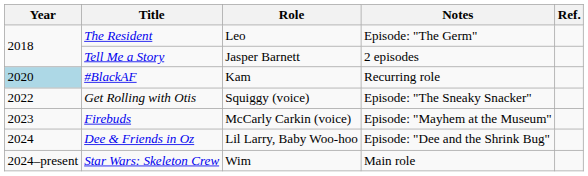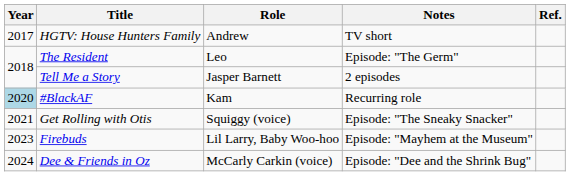+ row: (120, 35)
(21, 98) 2022 -> (21, 118) 2021
(288, 118) McCarly Carkin (voice) -> (273, 139) Lil Larry, Baby Woo-hoo
(292, 139) Lil Larry, Baby Woo-hoo -> (269, 160) McCarly Carkin (voice)
- row: (152, 160)
